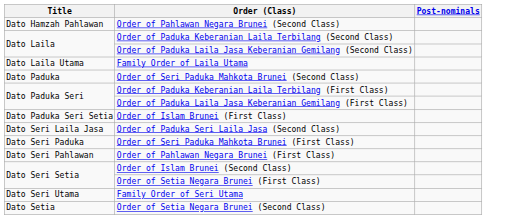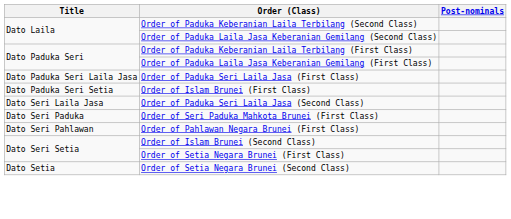- row: (228, 24)
- row: (182, 63)
- row: (238, 77)
+ row: (250, 77)
- row: (180, 195)
